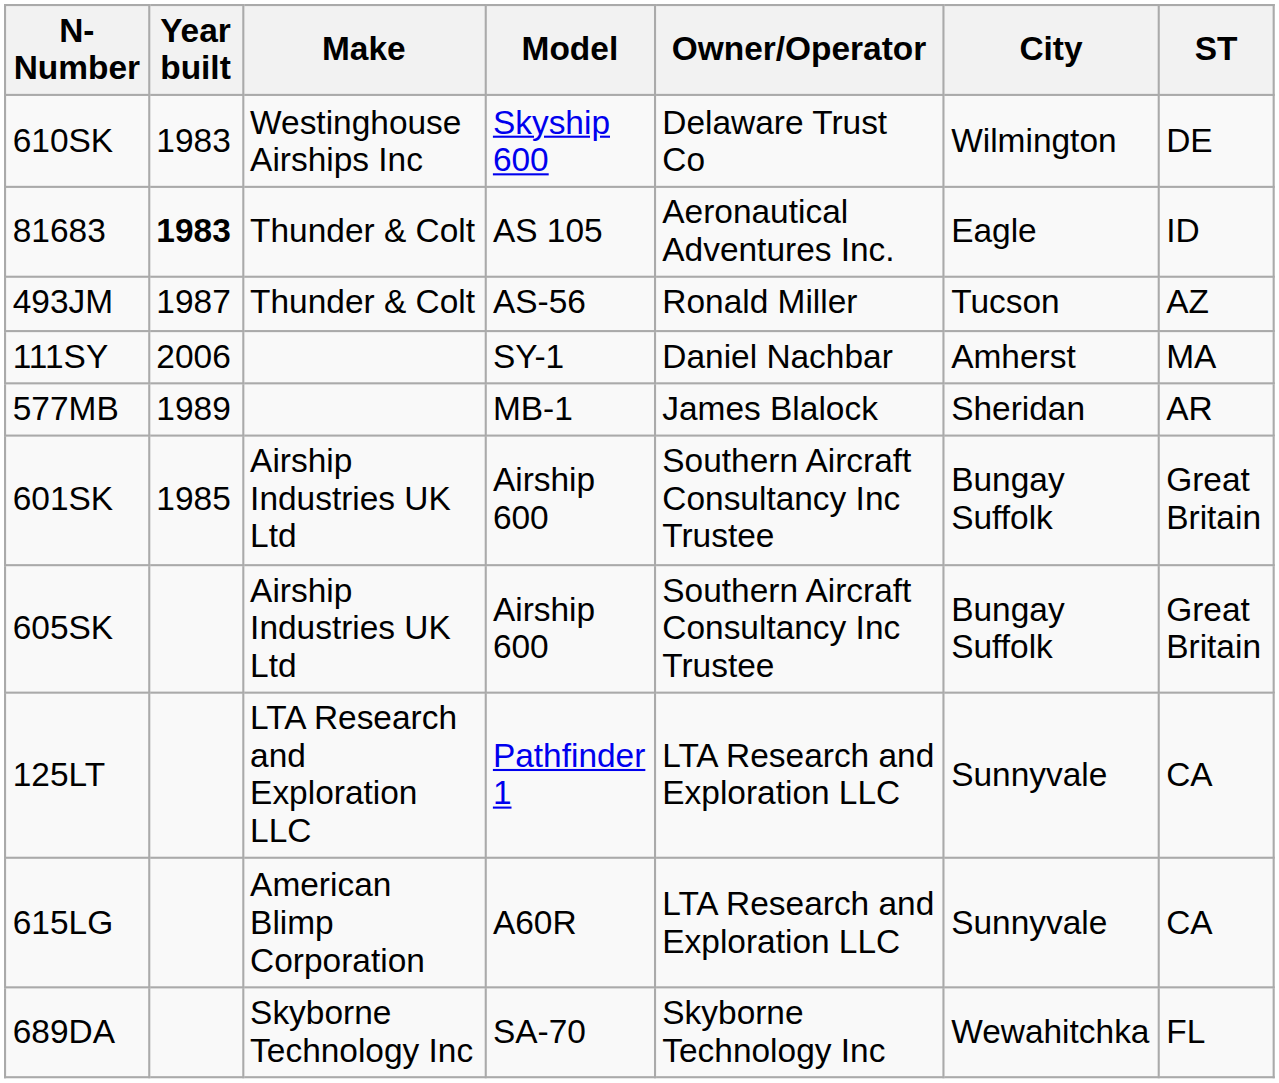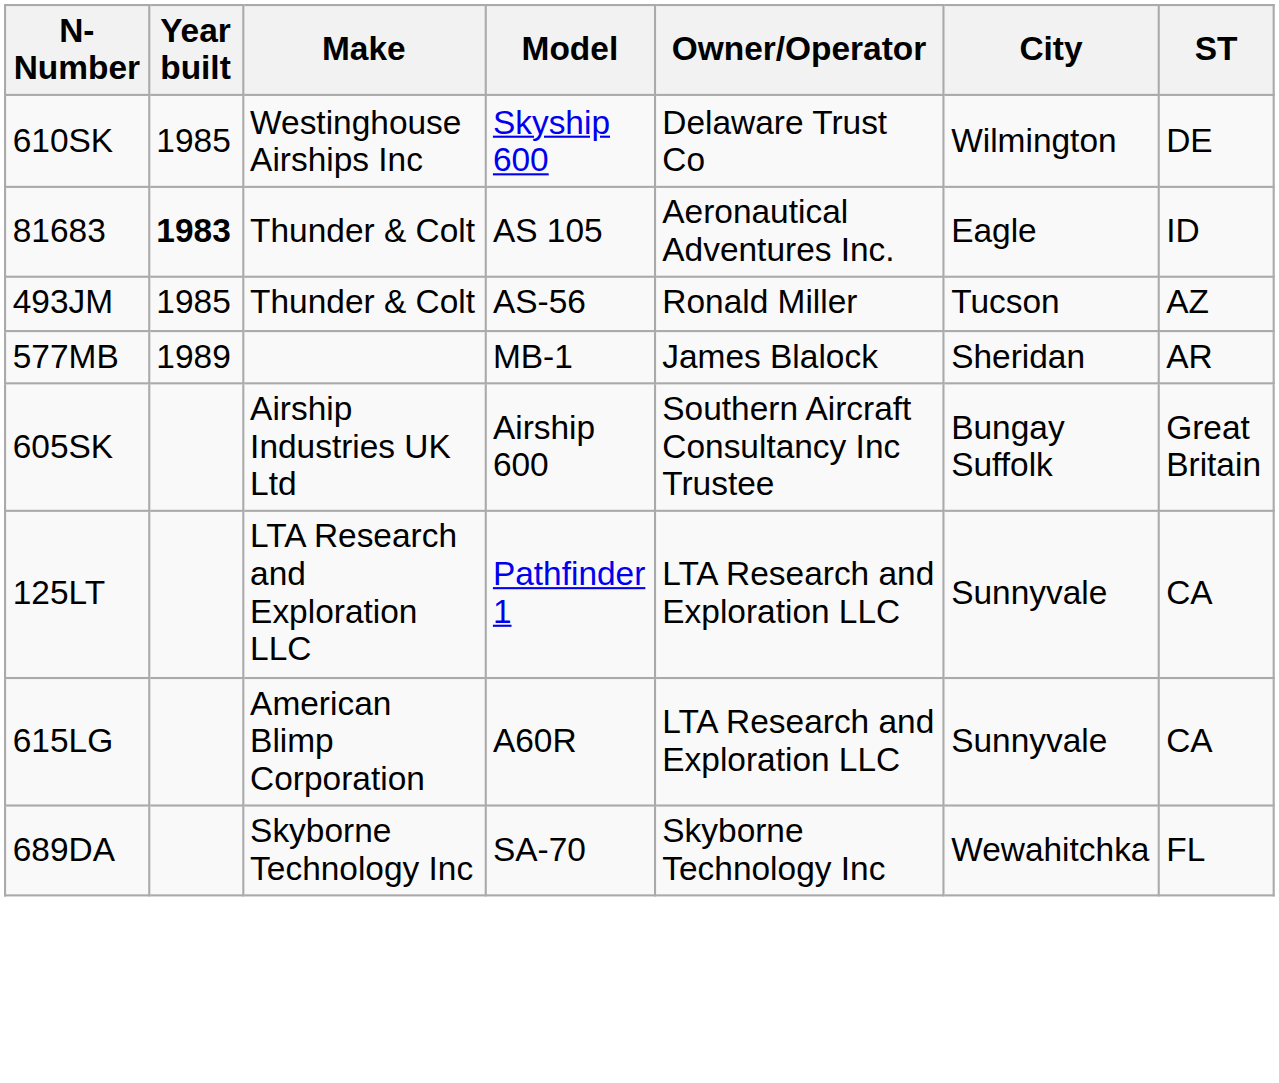(194, 140) 1983 -> (194, 140) 1985
(194, 302) 1987 -> (194, 302) 1985
- row: (60, 356)
- row: (63, 499)
